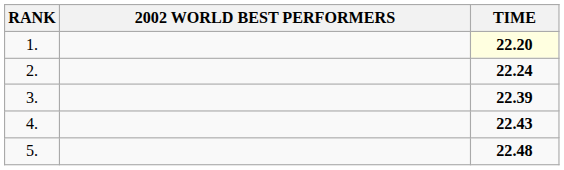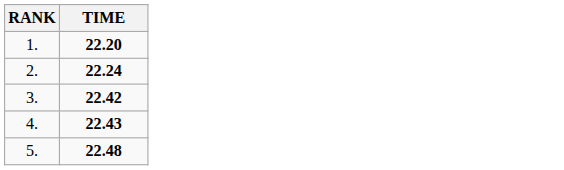- column: (265, 18)
(514, 44) lightyellow background -> (104, 44) no background
(514, 97) 22.39 -> (104, 97) 22.42
